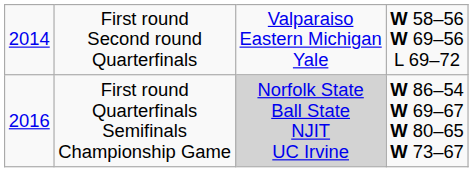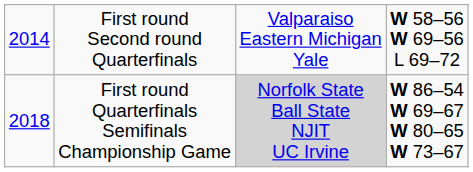(29, 120) 2016 -> (29, 120) 2018
